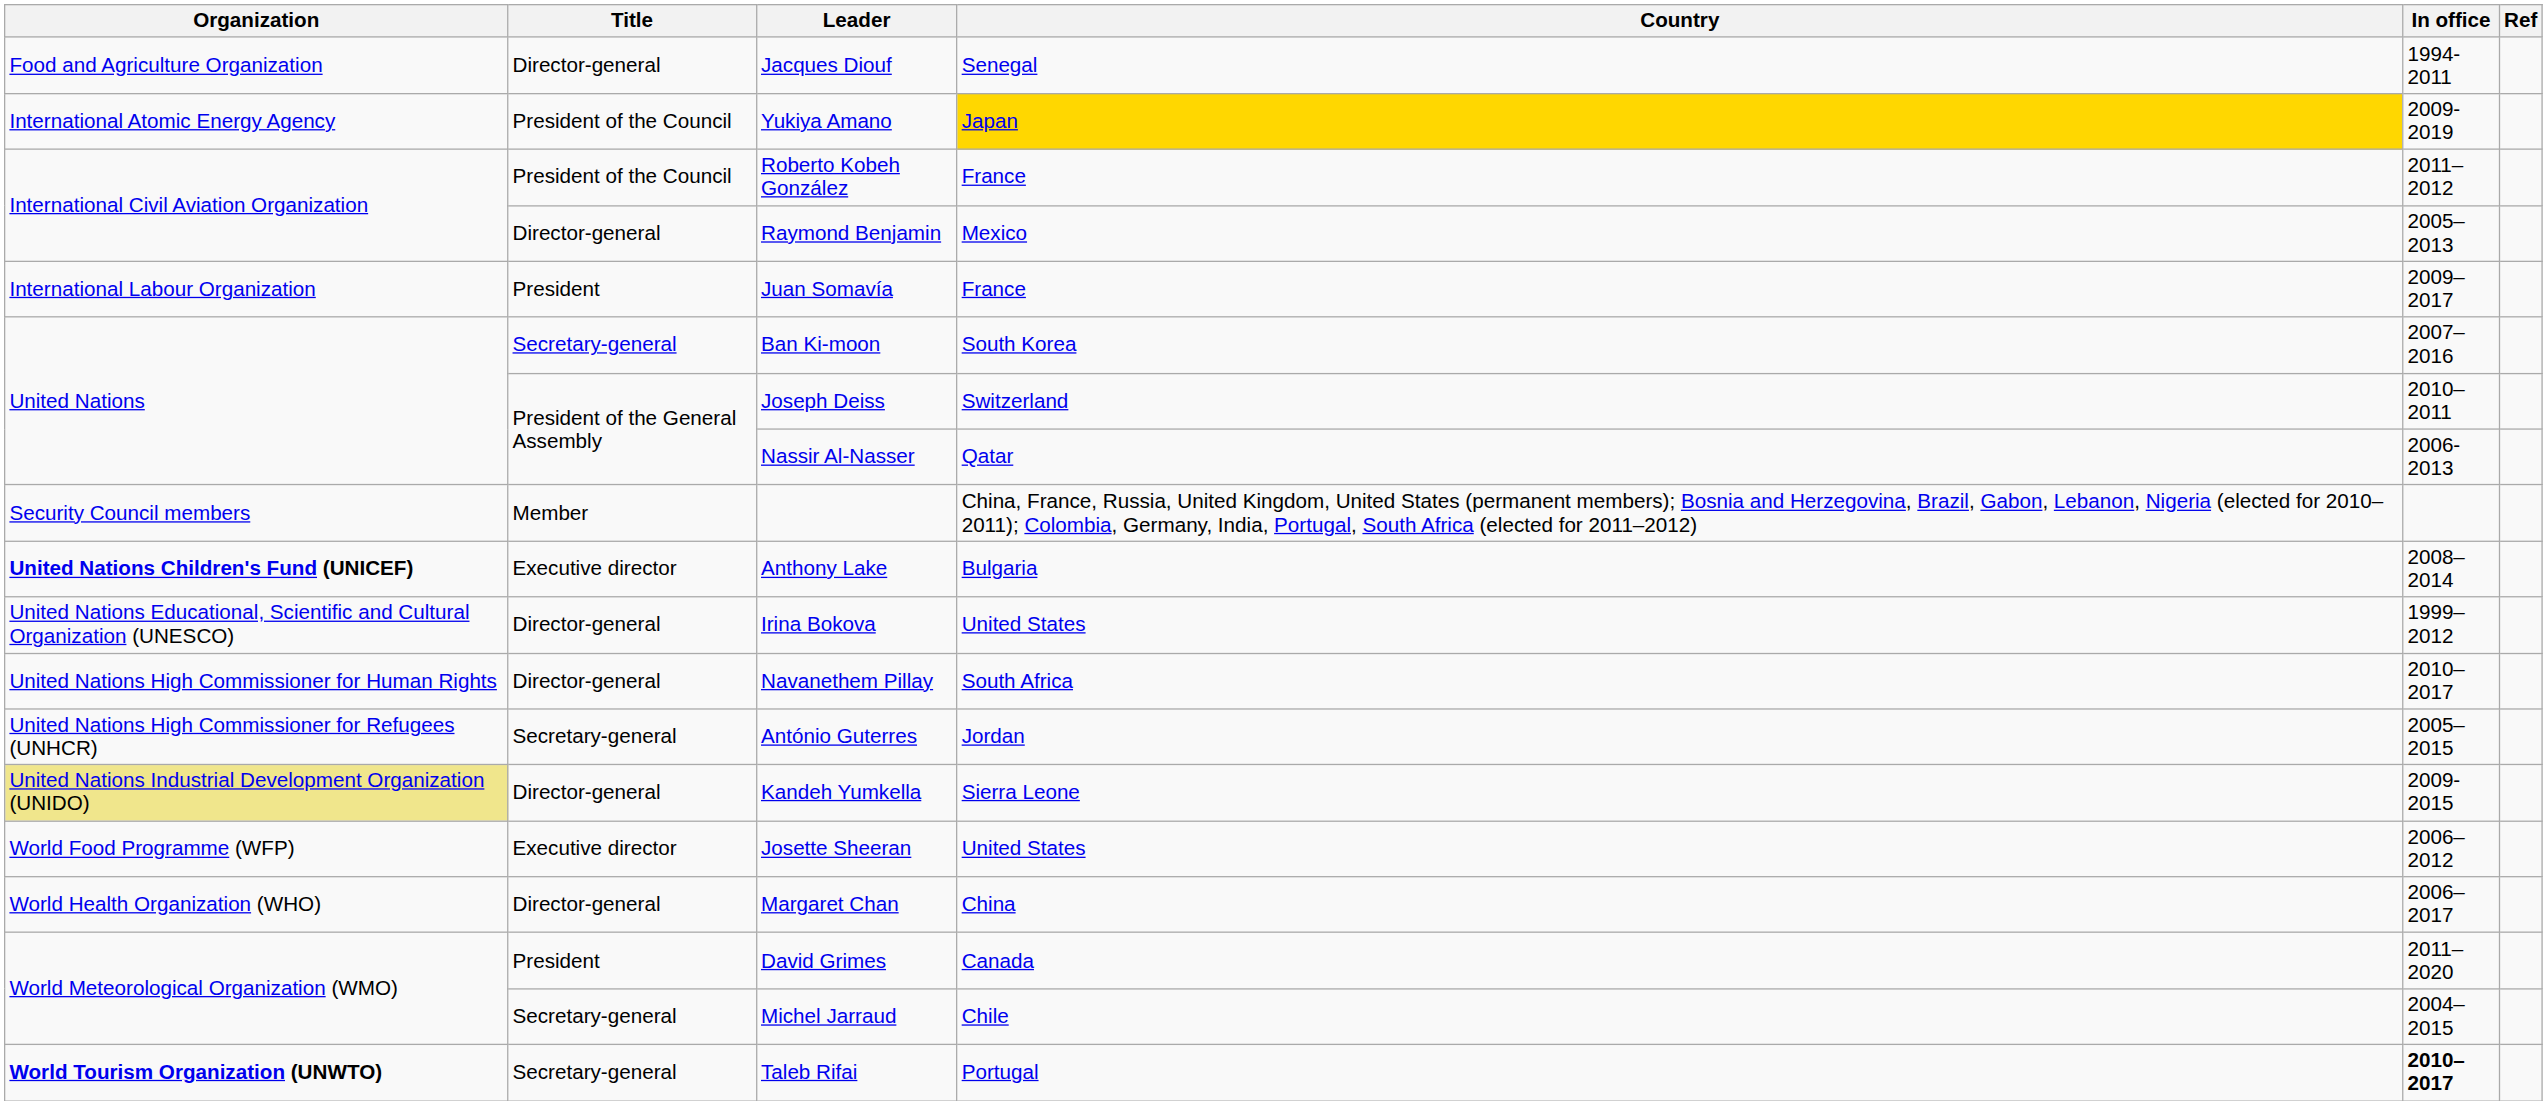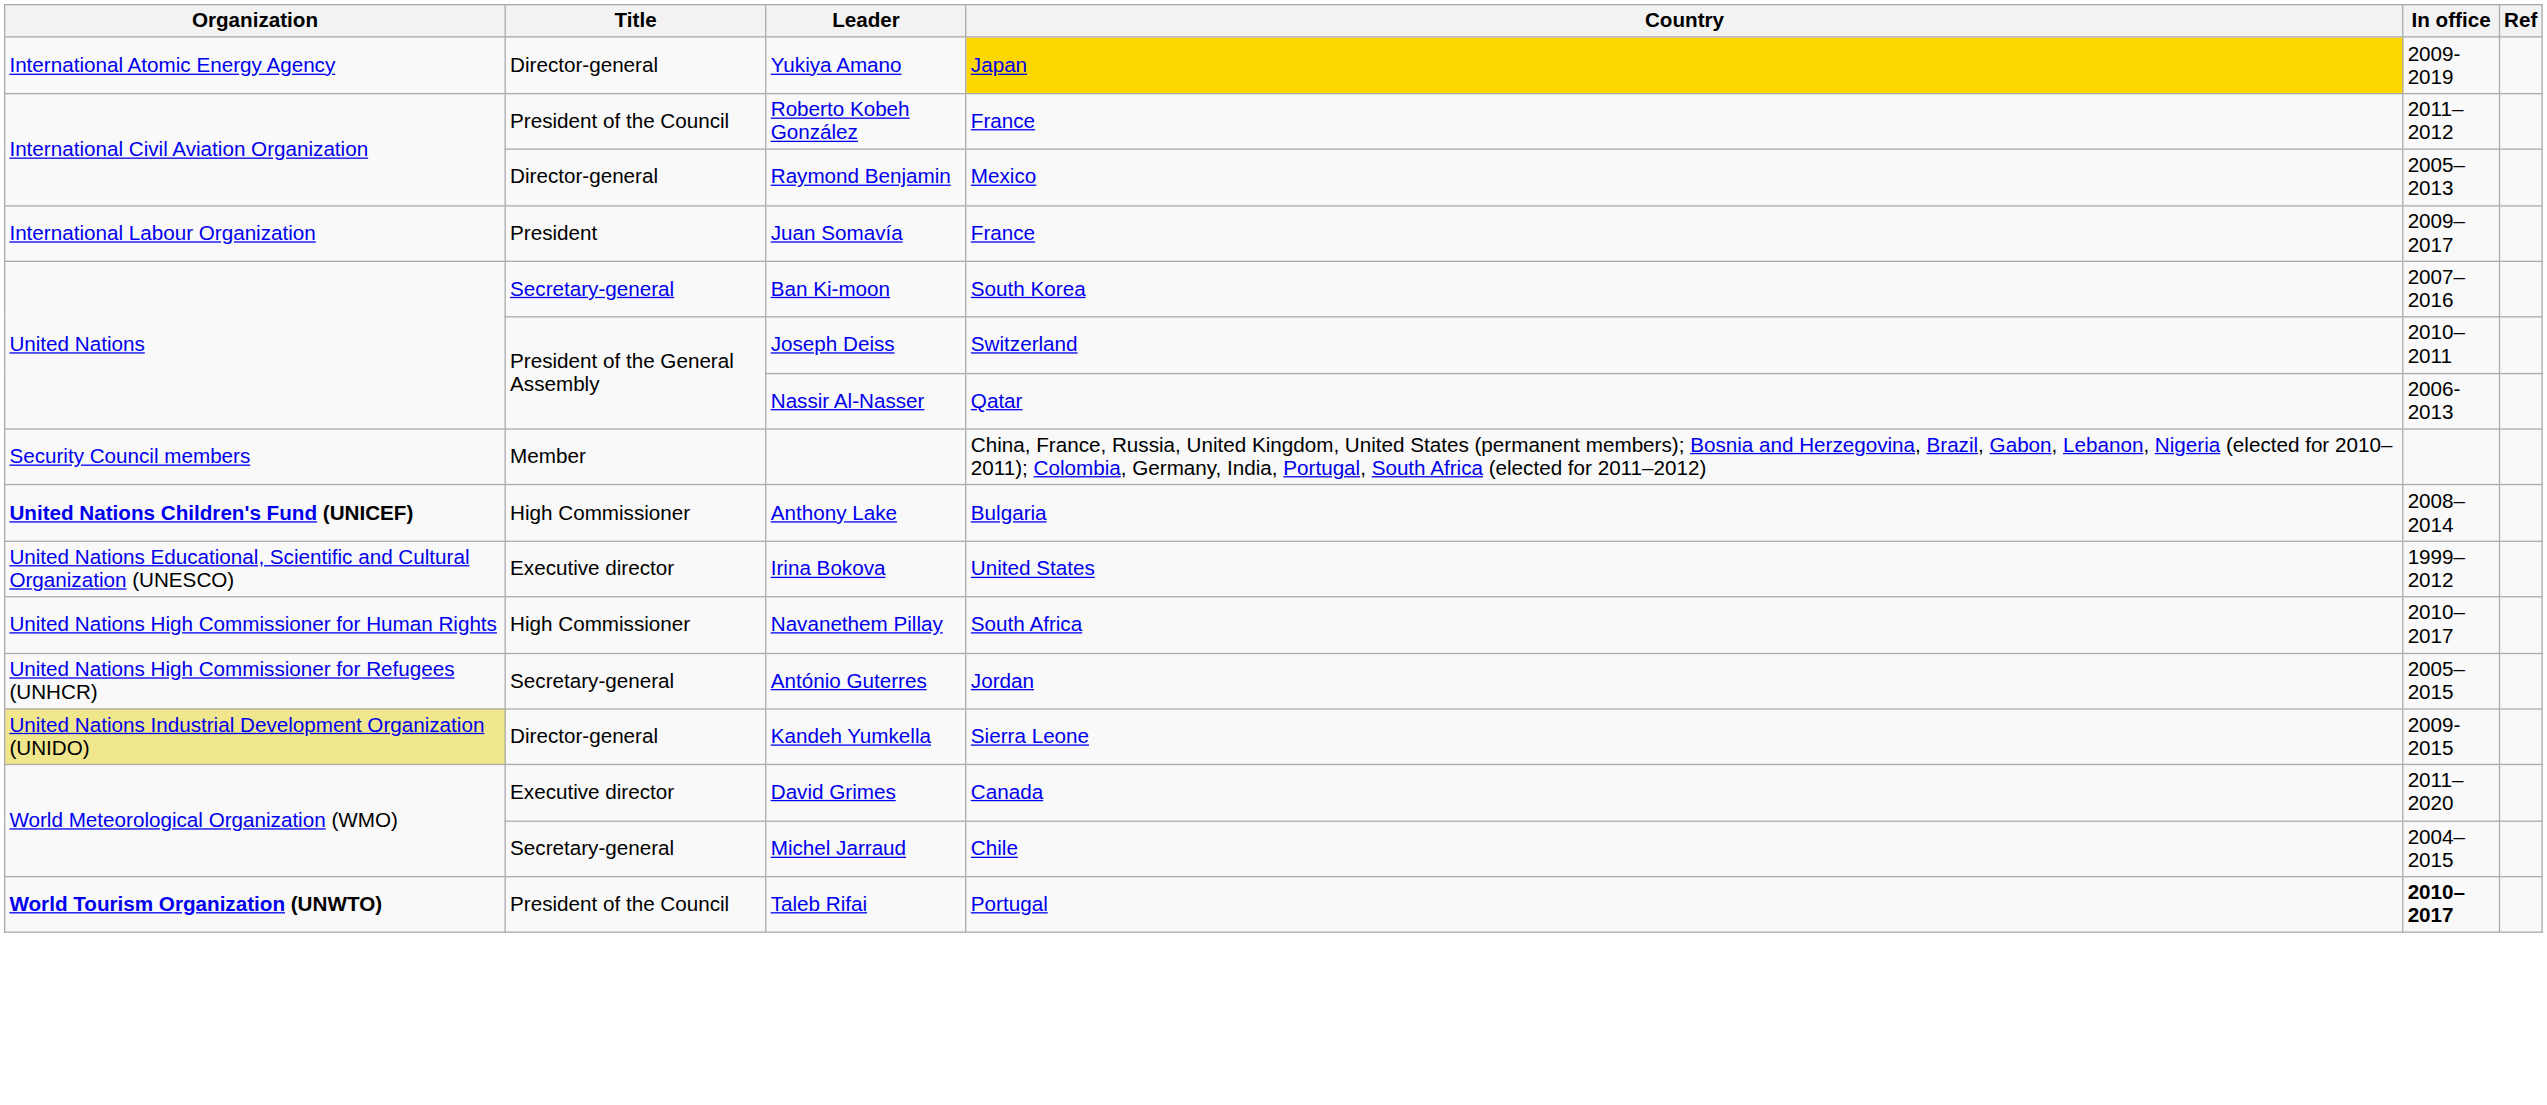- row: (826, 65)
(622, 121) President of the Council -> (584, 65) Director-general
(595, 568) Executive director -> (600, 512) High Commissioner
(587, 624) Director-general -> (592, 568) Executive director
(587, 680) Director-general -> (600, 624) High Commissioner
- row: (836, 848)
- row: (830, 904)
(556, 960) President -> (592, 792) Executive director
(595, 1072) Secretary-general -> (620, 904) President of the Council
